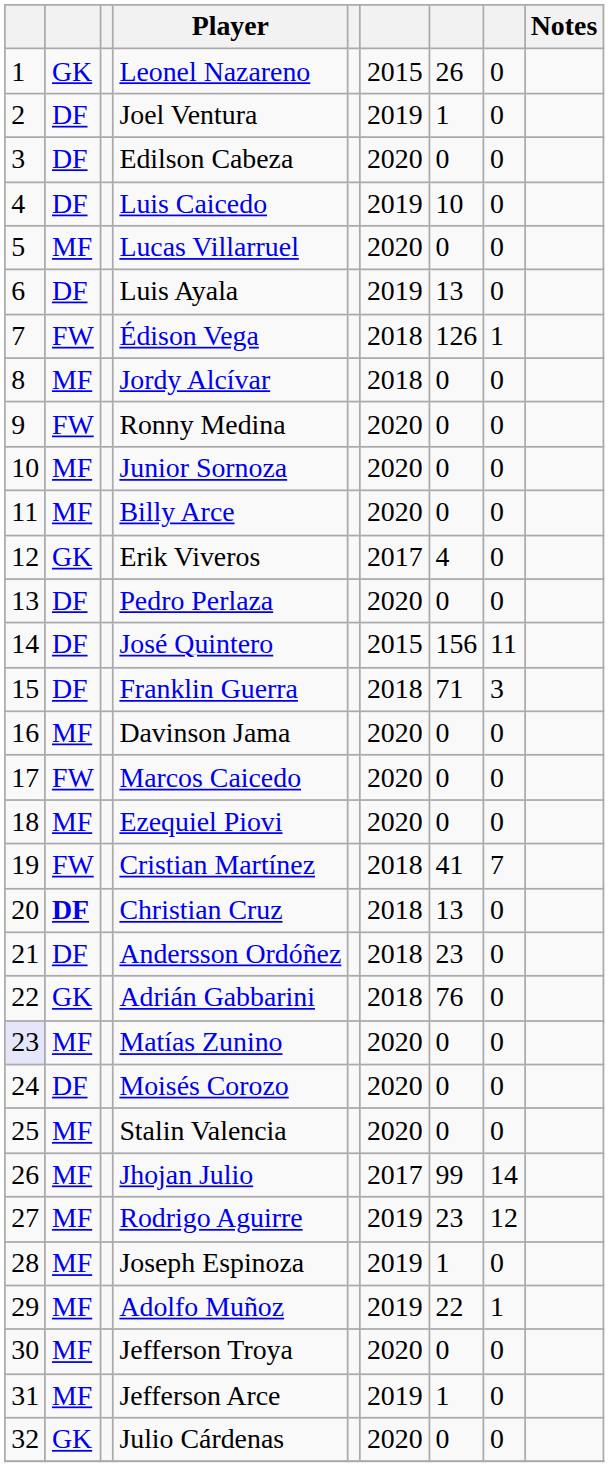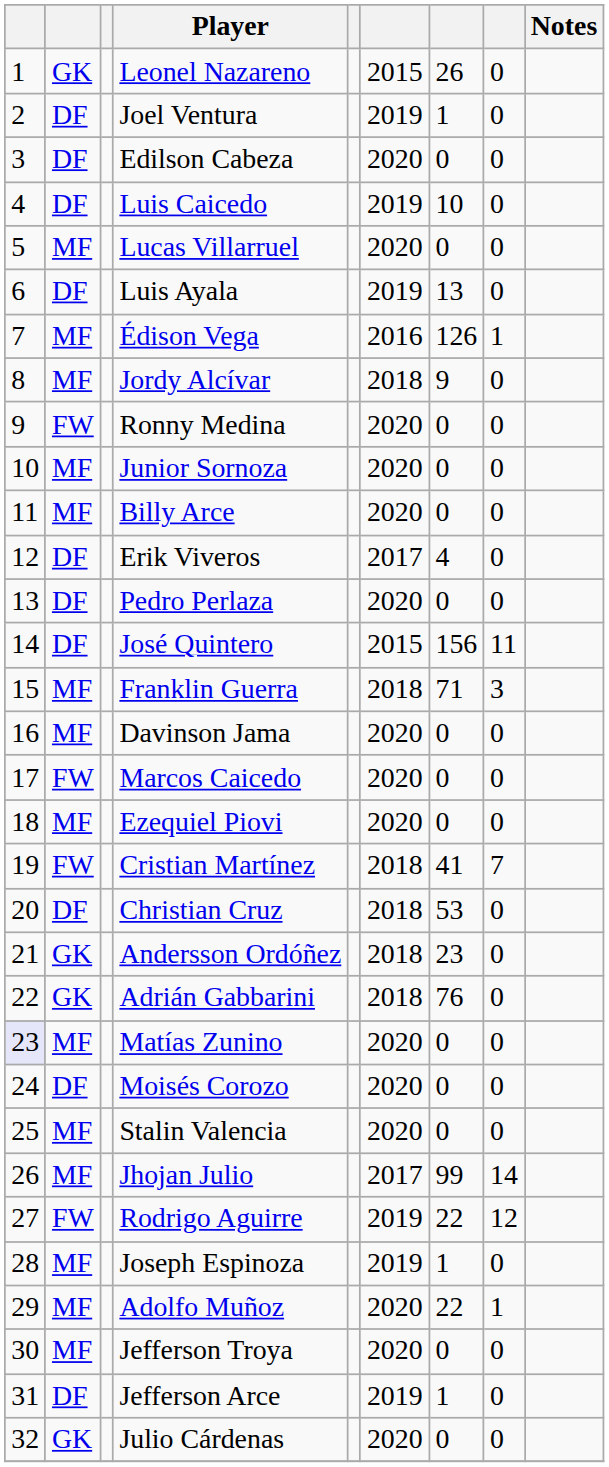(73, 335) FW -> (72, 335) MF
(395, 335) 2018 -> (395, 335) 2016
(442, 379) 0 -> (442, 379) 9
(72, 556) GK -> (70, 556) DF
(70, 688) DF -> (72, 688) MF
(71, 909) bold -> (70, 909) normal
(449, 909) 13 -> (449, 909) 53
(70, 953) DF -> (72, 953) GK
(72, 1218) MF -> (73, 1218) FW
(449, 1218) 23 -> (449, 1218) 22
(395, 1306) 2019 -> (395, 1306) 2020
(72, 1395) MF -> (70, 1395) DF
